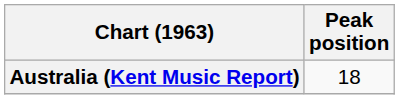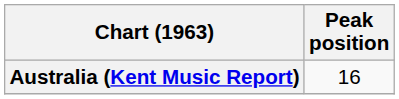(349, 76) 18 -> (349, 76) 16
